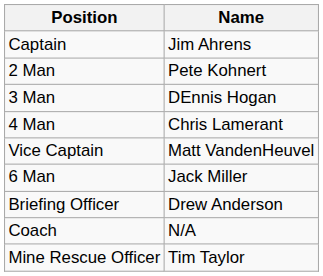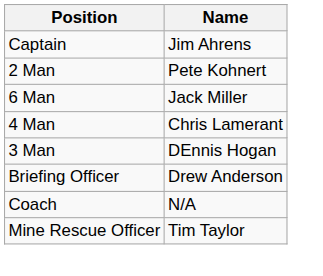rows swapped: (32, 97) <-> (32, 177)
- row: (56, 151)
